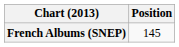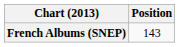(152, 32) 145 -> (152, 32) 143
